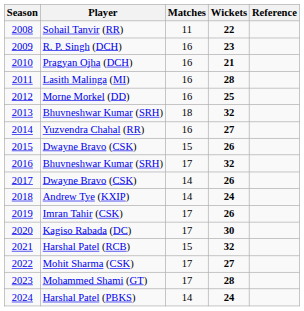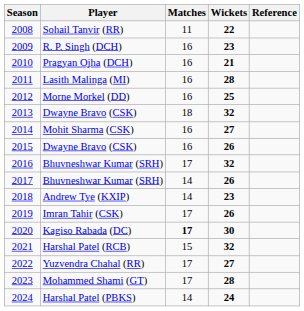(103, 113) Bhuvneshwar Kumar (SRH) -> (90, 113) Dwayne Bravo (CSK)
(93, 130) Yuzvendra Chahal (RR) -> (88, 130) Mohit Sharma (CSK)
(187, 146) 15 -> (187, 146) 16
(90, 180) Dwayne Bravo (CSK) -> (103, 180) Bhuvneshwar Kumar (SRH)
(229, 197) 24 -> (229, 197) 23
(187, 230) normal -> (187, 230) bold
(88, 264) Mohit Sharma (CSK) -> (93, 264) Yuzvendra Chahal (RR)
